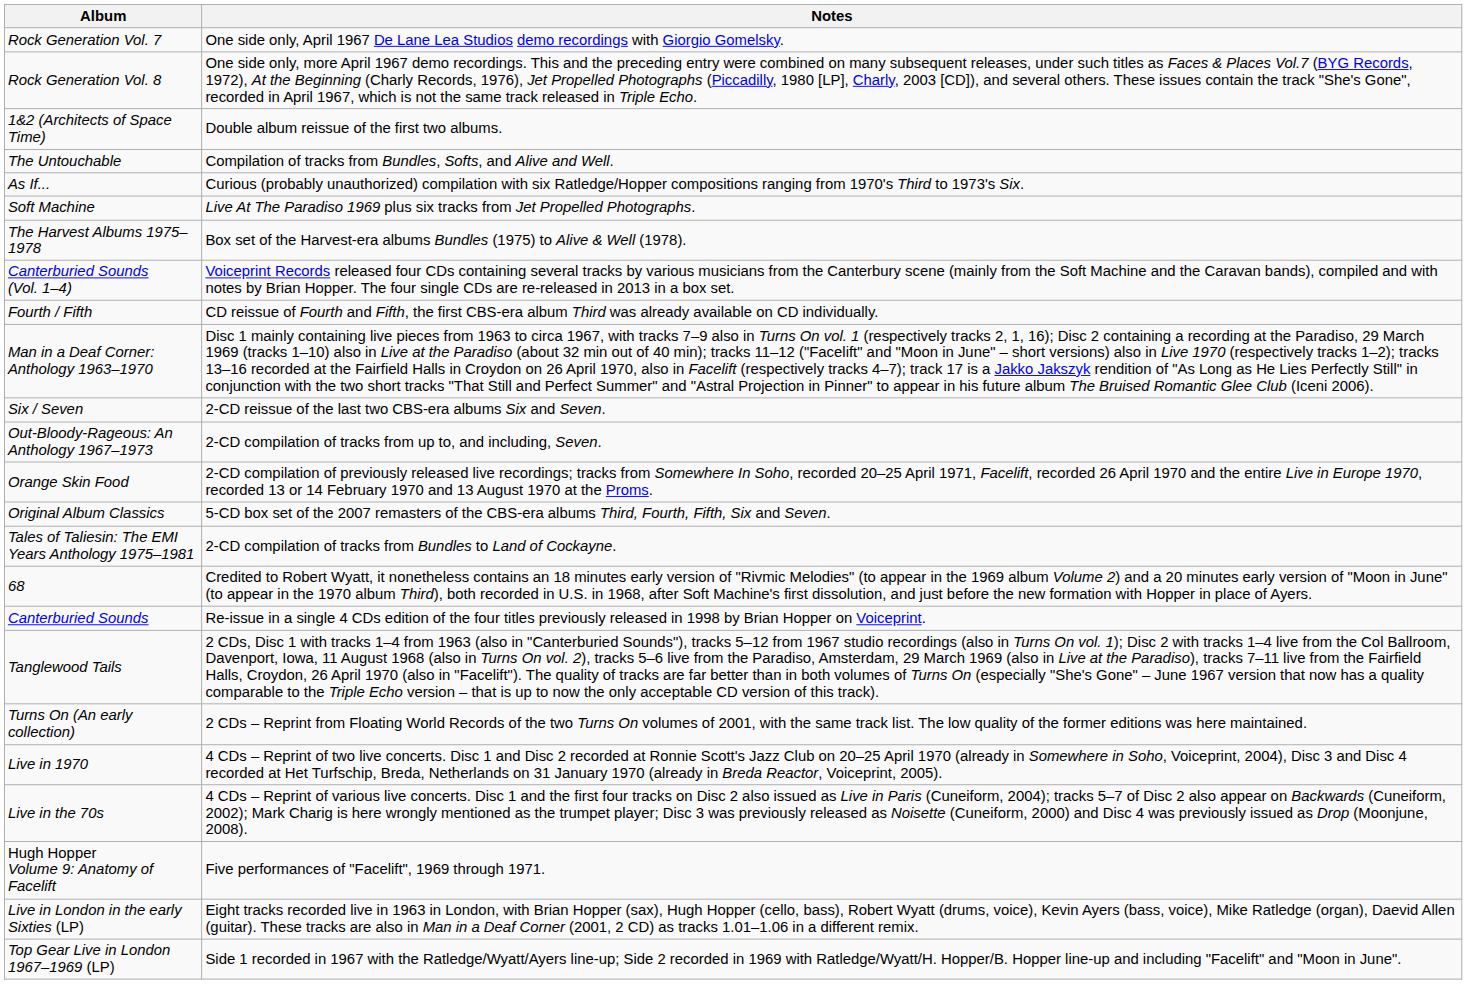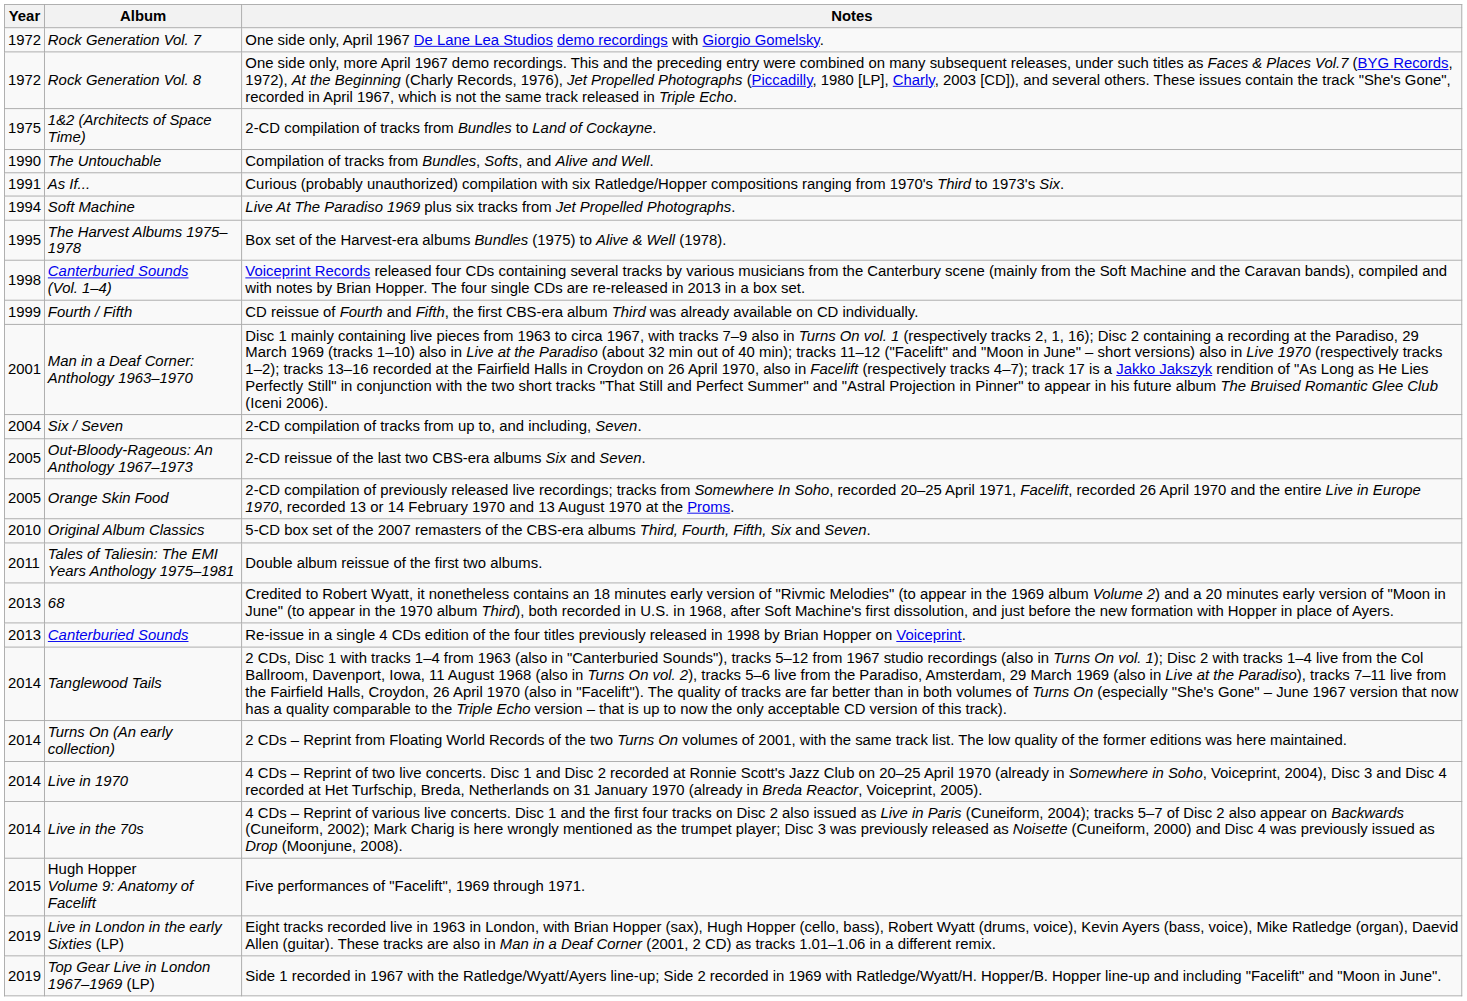+ column: (24, 16)
(354, 128) Double album reissue of the first two albums. -> (451, 128) 2-CD compilation of tracks from Bundles to Land of Cockayne.
(406, 409) 2-CD reissue of the last two CBS-era albums Six and Seven. -> (443, 426) 2-CD compilation of tracks from up to, and including, Seven.
(403, 441) 2-CD compilation of tracks from up to, and including, Seven. -> (446, 458) 2-CD reissue of the last two CBS-era albums Six and Seven.
(411, 546) 2-CD compilation of tracks from Bundles to Land of Cockayne. -> (394, 562) Double album reissue of the first two albums.
